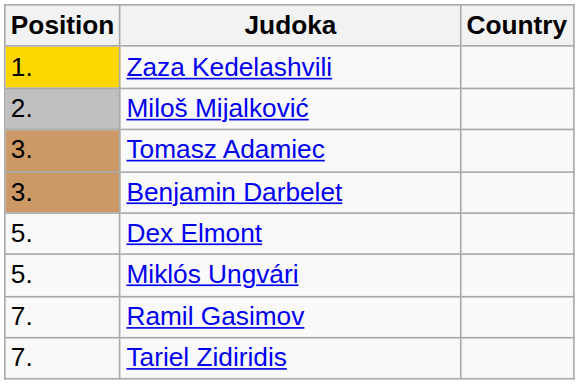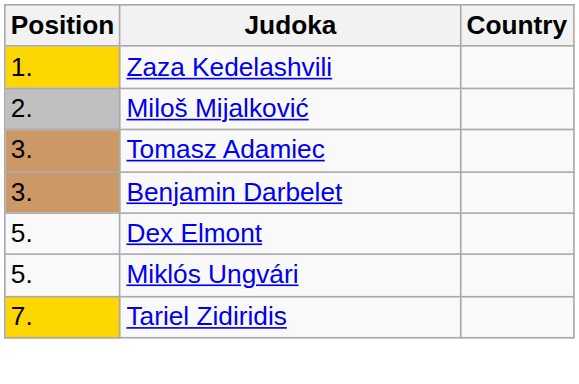- row: (215, 316)
(22, 358) no background -> (22, 316) gold background
